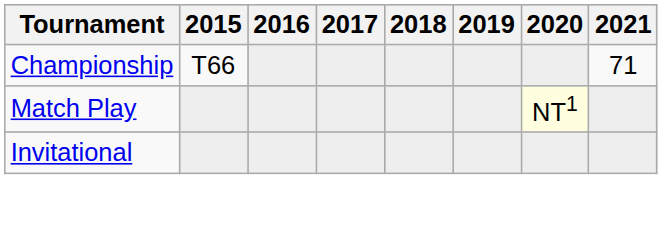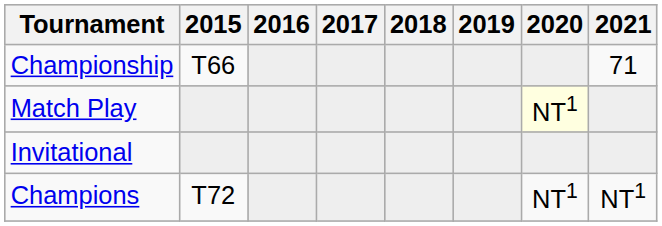+ row: (75, 196)
